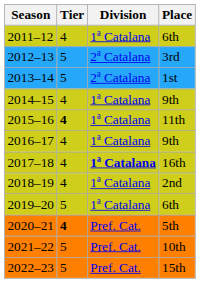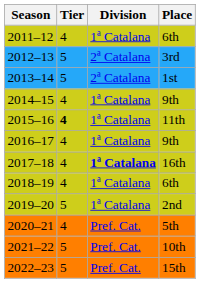(172, 183) 2nd -> (170, 183) 6th
(170, 204) 6th -> (172, 204) 2nd
(63, 225) bold -> (63, 225) normal
